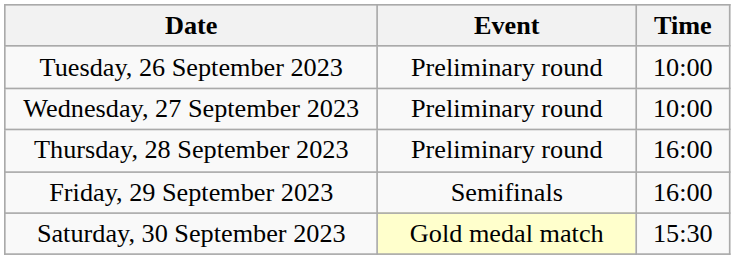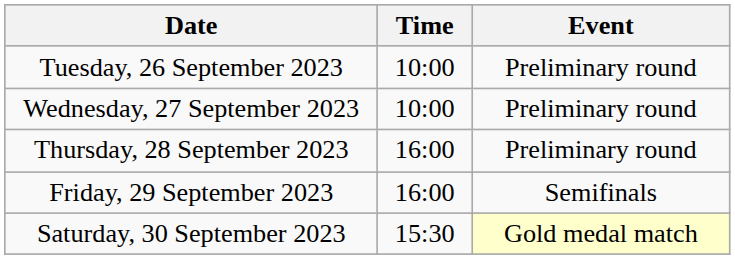columns swapped: (683, 25) <-> (507, 25)
